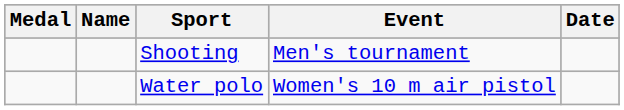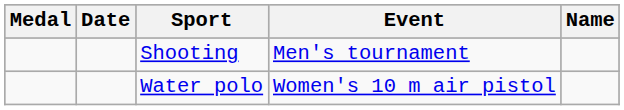columns swapped: (106, 22) <-> (590, 22)
